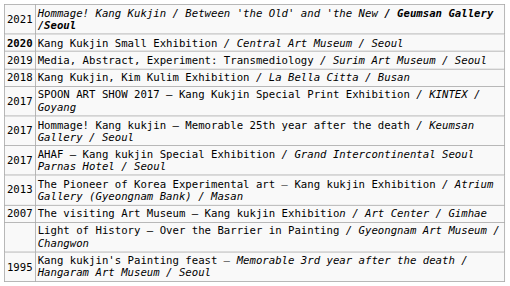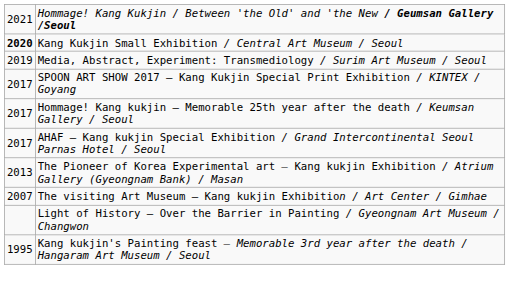- row: (224, 78)
